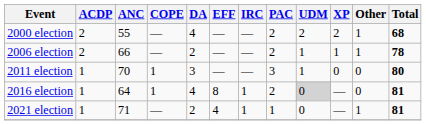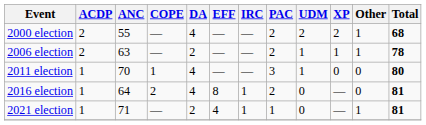(124, 52) 66 -> (124, 52) 63
(192, 71) 3 -> (192, 71) 4
(153, 91) 1 -> (153, 91) 2
(302, 91) lightgrey background -> (302, 91) no background
